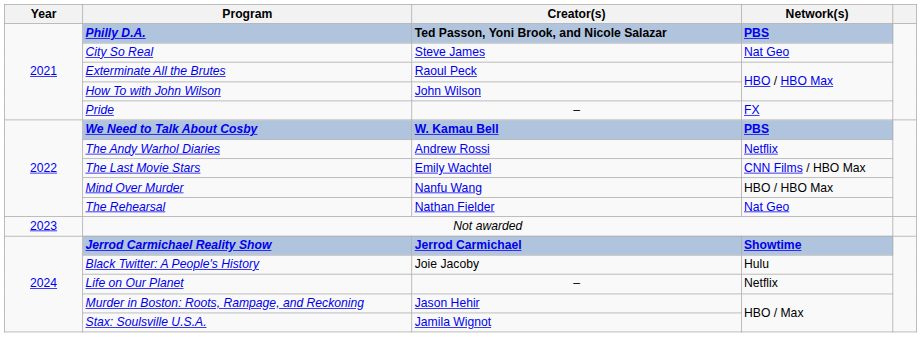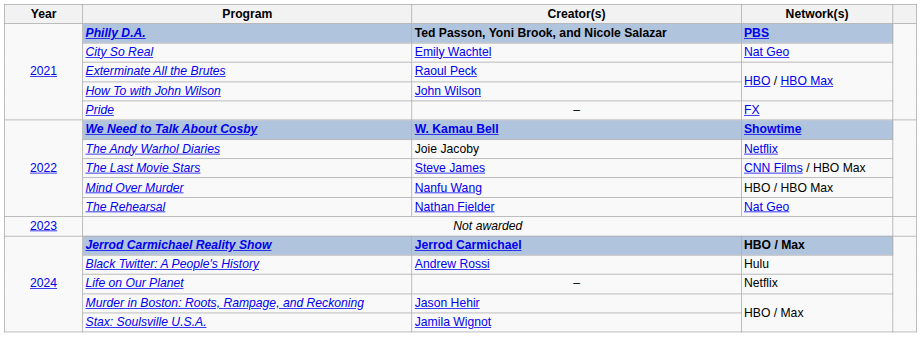(450, 52) Steve James -> (453, 52) Emily Wachtel
(757, 129) PBS -> (773, 129) Showtime
(452, 149) Andrew Rossi -> (447, 149) Joie Jacoby
(453, 168) Emily Wachtel -> (450, 168) Steve James
(773, 245) Showtime -> (774, 245) HBO / Max
(447, 264) Joie Jacoby -> (452, 264) Andrew Rossi
